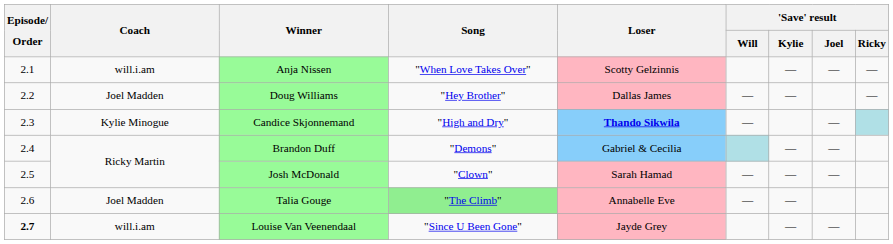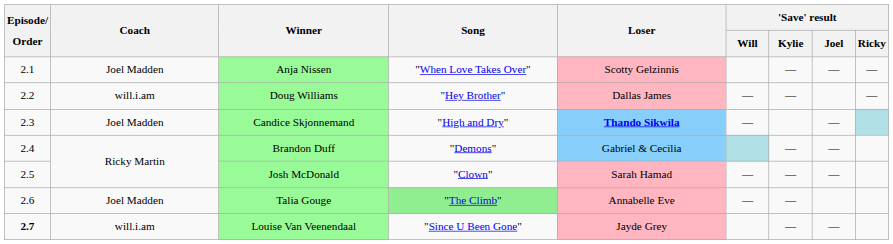(135, 69) will.i.am -> (135, 69) Joel Madden
(135, 96) Joel Madden -> (135, 96) will.i.am
(135, 122) Kylie Minogue -> (135, 122) Joel Madden
